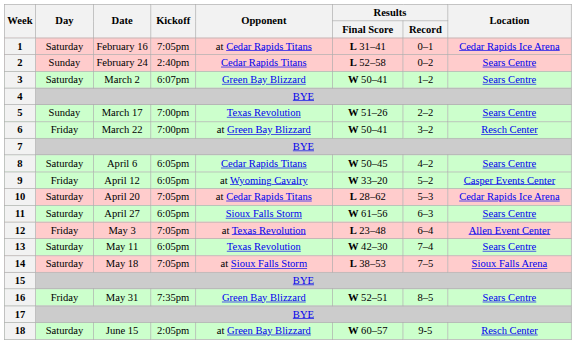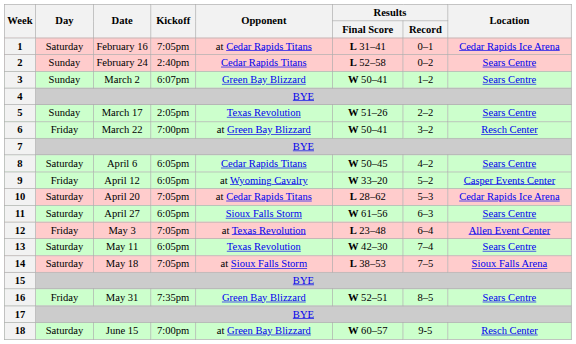(64, 79) Saturday -> (64, 79) Sunday
(173, 113) 7:00pm -> (173, 113) 2:05pm
(173, 331) 2:05pm -> (173, 331) 7:00pm
